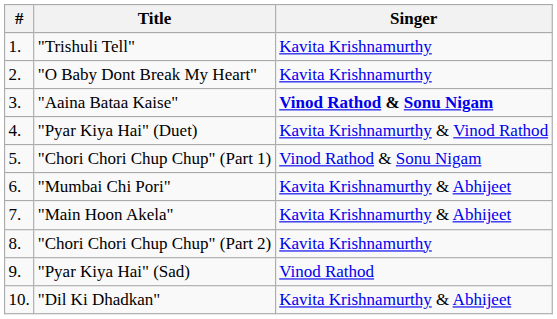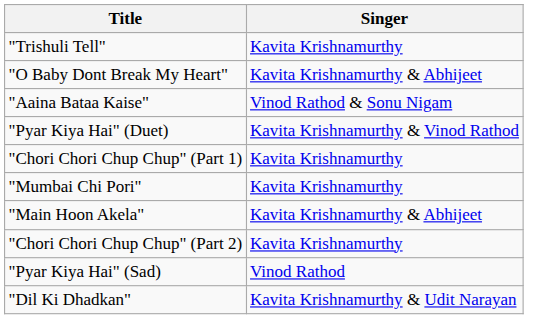- column: (19, 18)
(356, 74) Kavita Krishnamurthy -> (366, 74) Kavita Krishnamurthy & Abhijeet
(386, 102) bold -> (351, 102) normal
(380, 159) Vinod Rathod & Sonu Nigam -> (326, 159) Kavita Krishnamurthy
(395, 187) Kavita Krishnamurthy & Abhijeet -> (326, 187) Kavita Krishnamurthy
(395, 299) Kavita Krishnamurthy & Abhijeet -> (383, 299) Kavita Krishnamurthy & Udit Narayan
